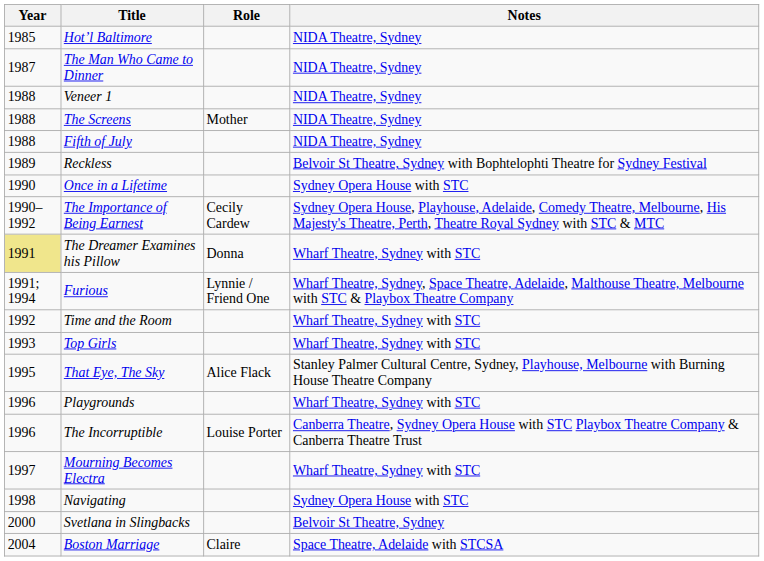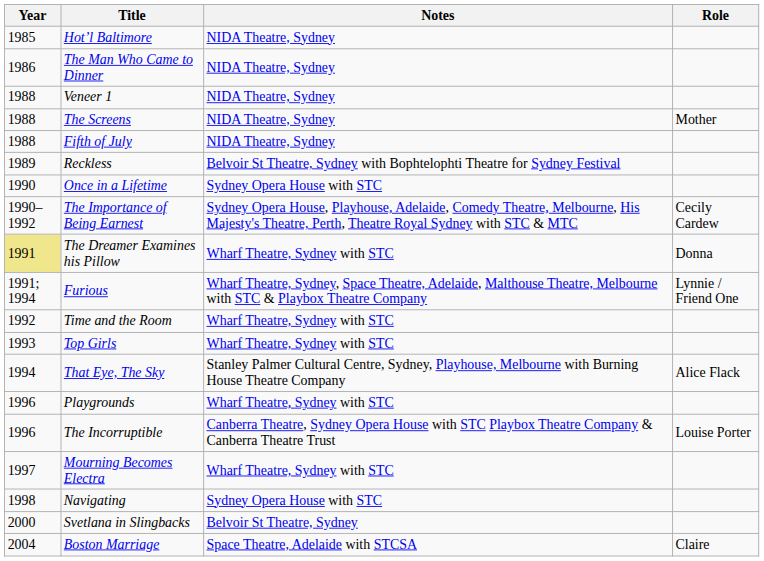columns swapped: (247, 15) <-> (524, 15)
(22, 67) 1987 -> (22, 67) 1986
(22, 372) 1995 -> (22, 372) 1994
